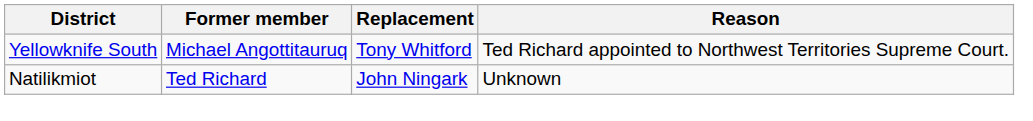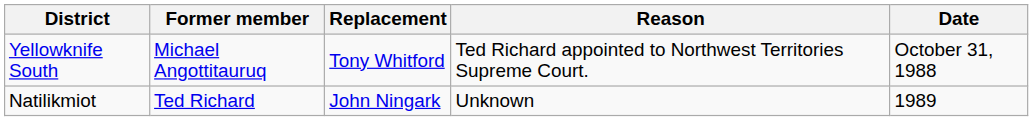+ column: (959, 19)
